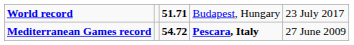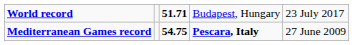(174, 31) 54.72 -> (174, 31) 54.75
